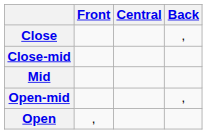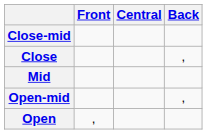rows swapped: (39, 35) <-> (39, 56)
